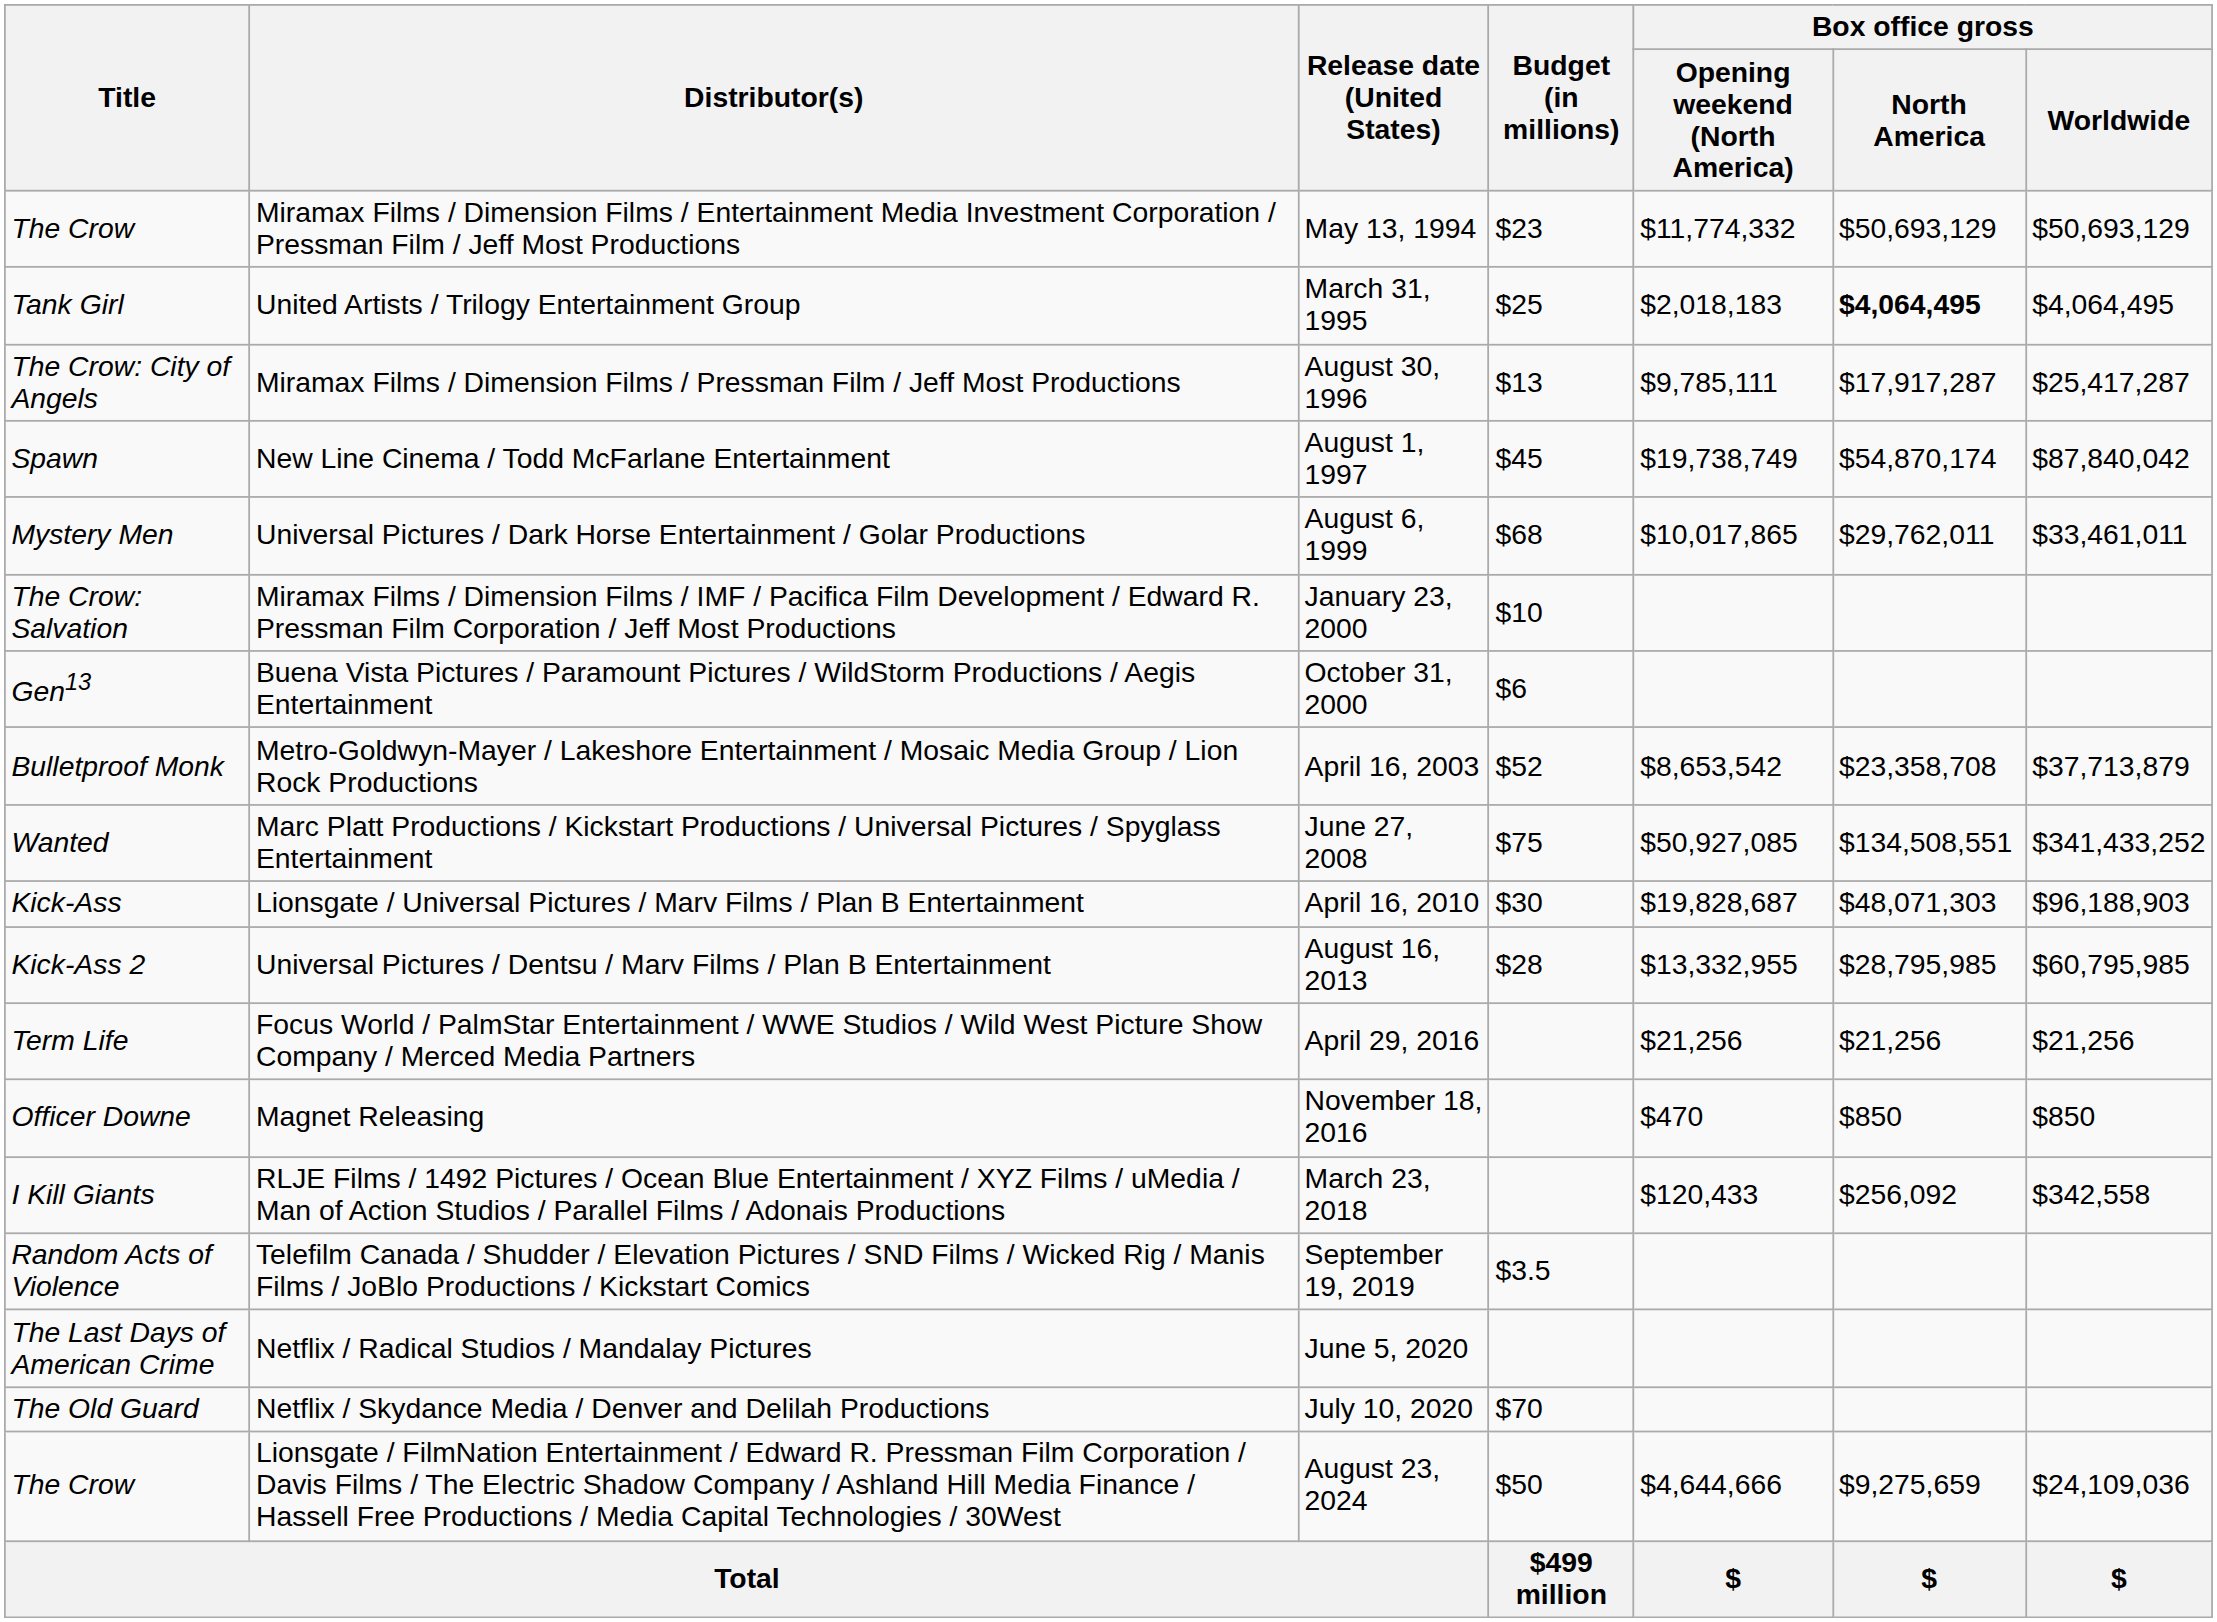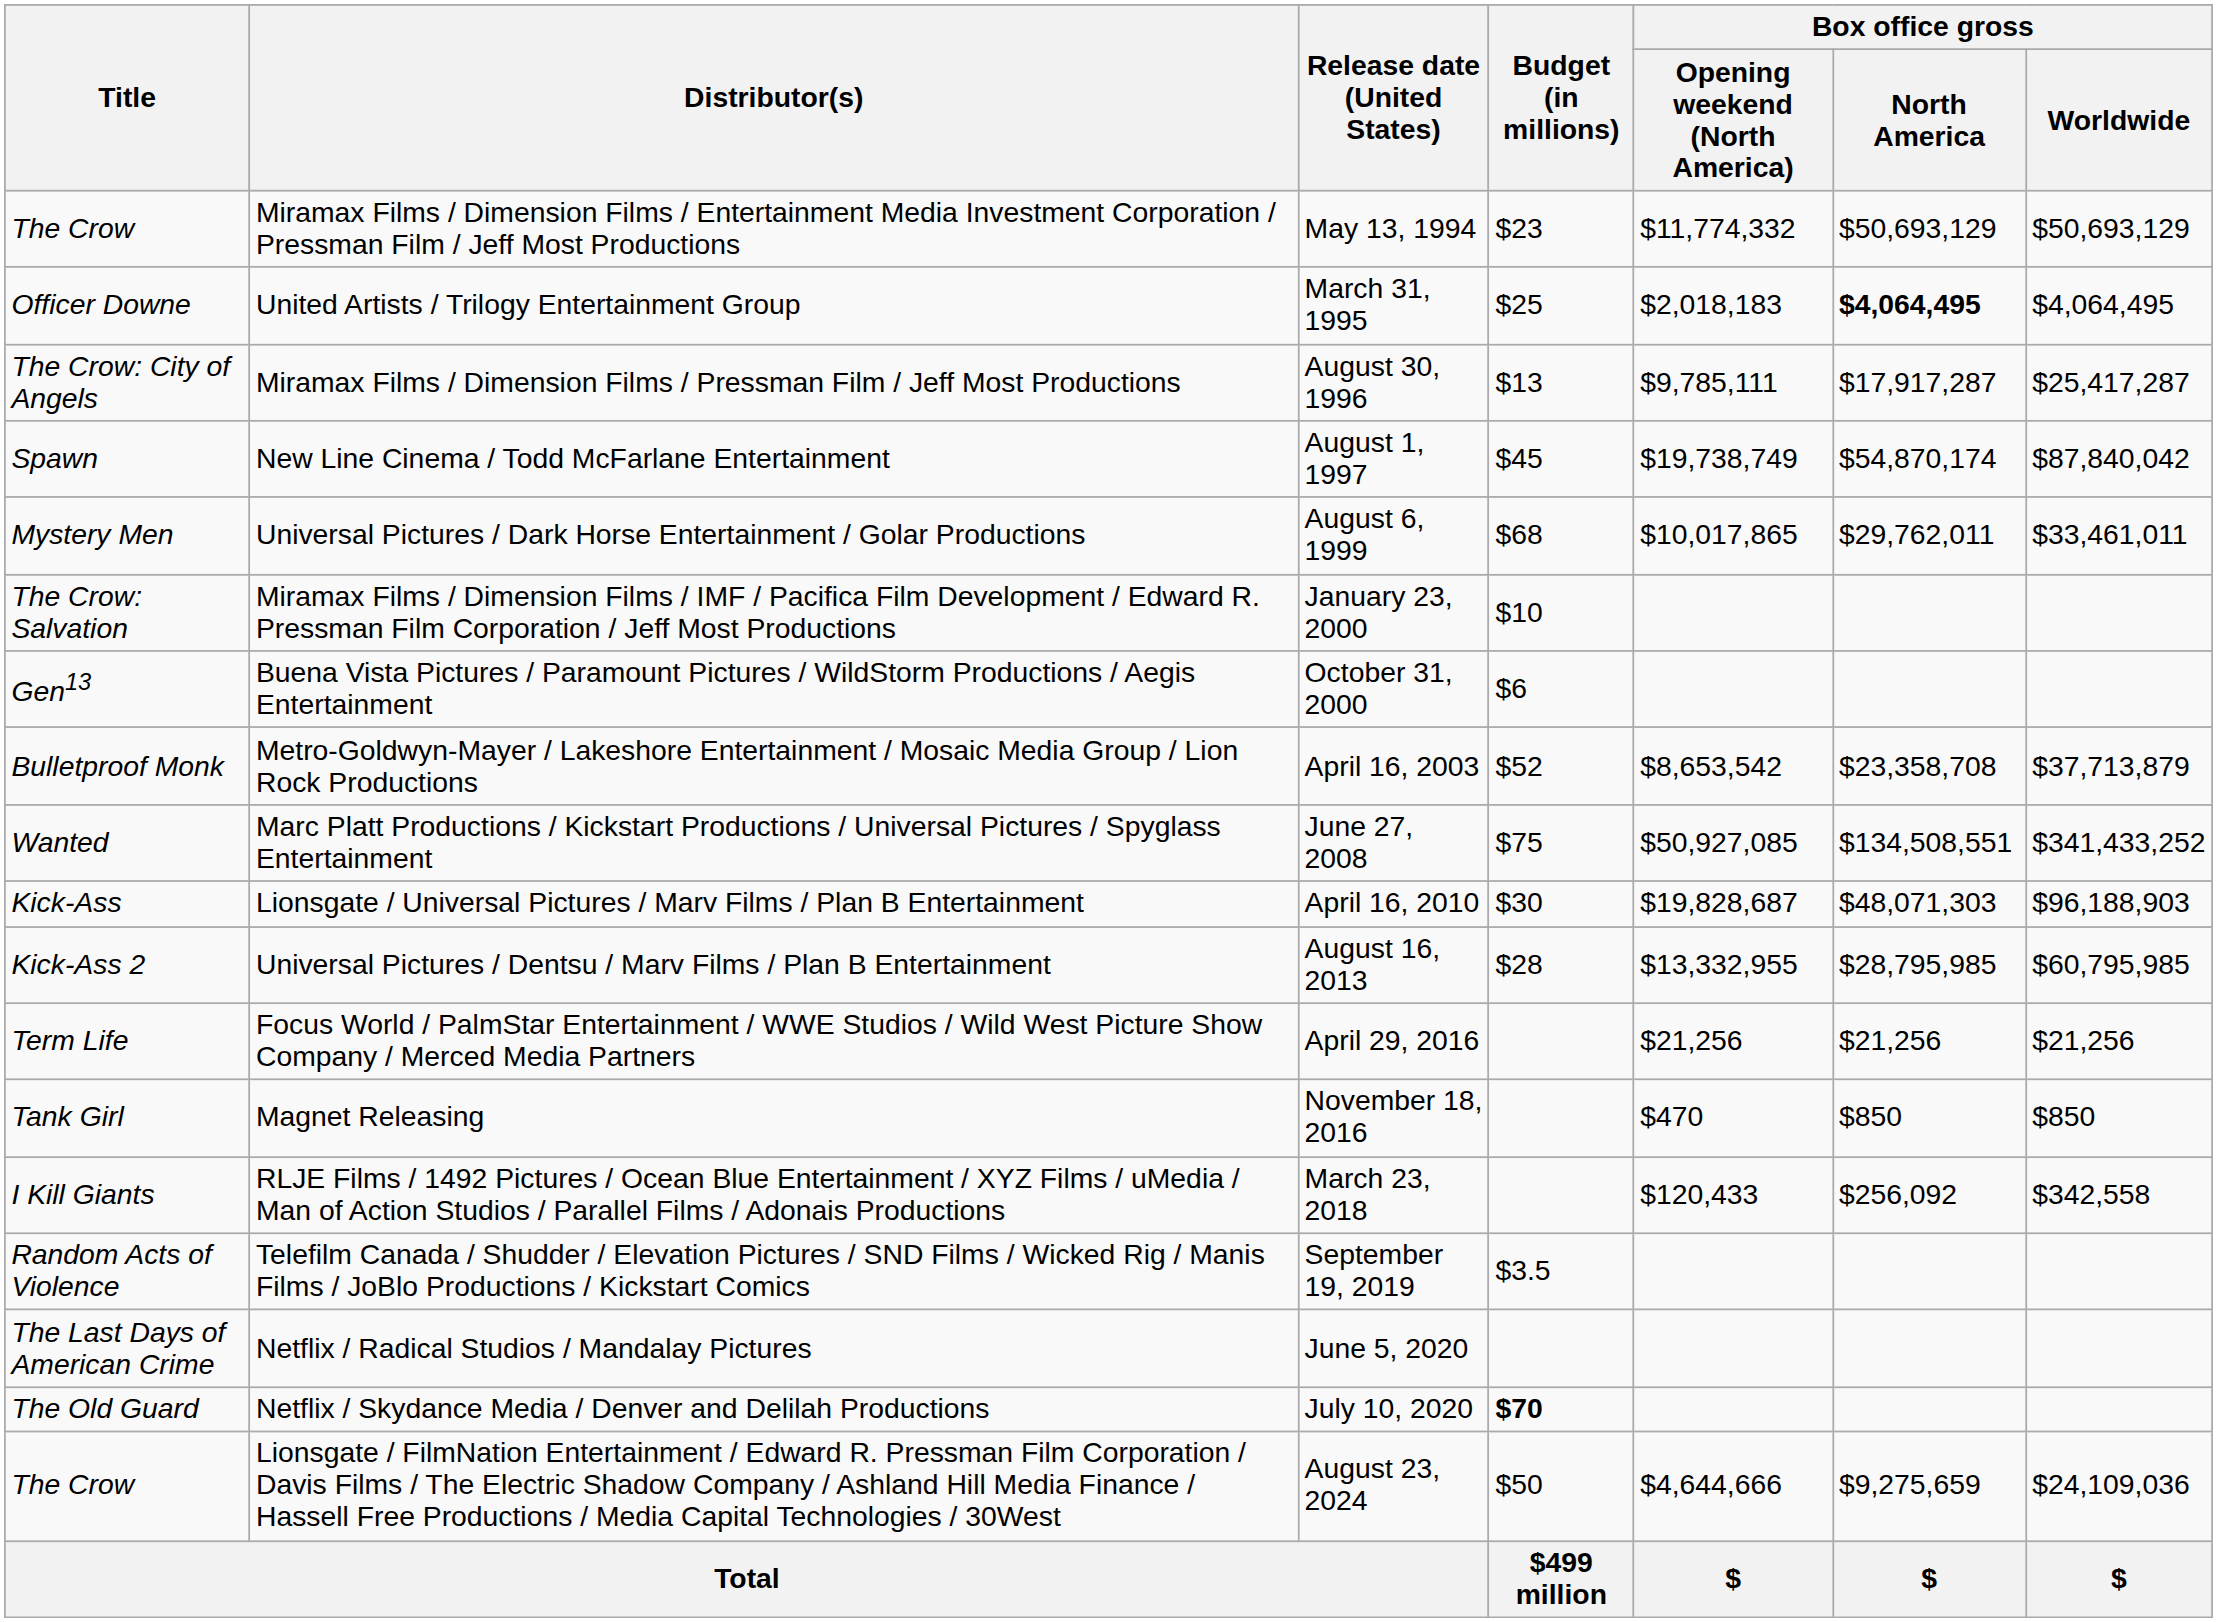(68, 305) Tank Girl -> (101, 305) Officer Downe
(101, 1117) Officer Downe -> (68, 1117) Tank Girl
(1519, 1408) normal -> (1519, 1408) bold
